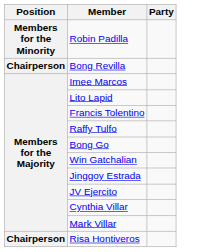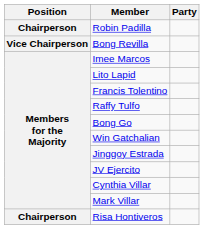(36, 39) Members for the Minority -> (47, 28) Chairperson
(36, 66) Chairperson -> (47, 43) Vice Chairperson
